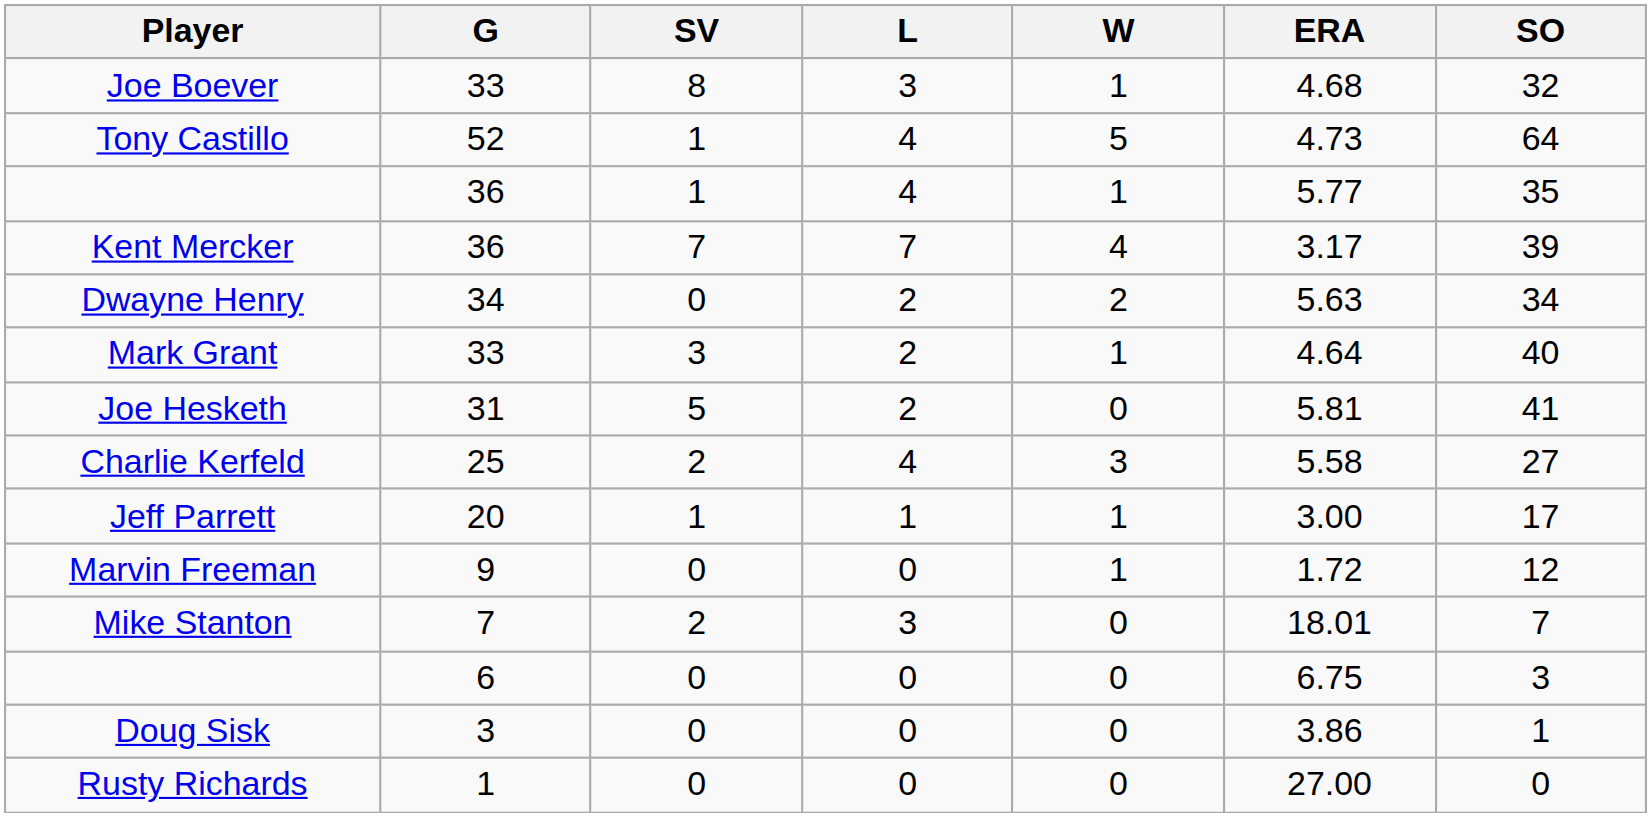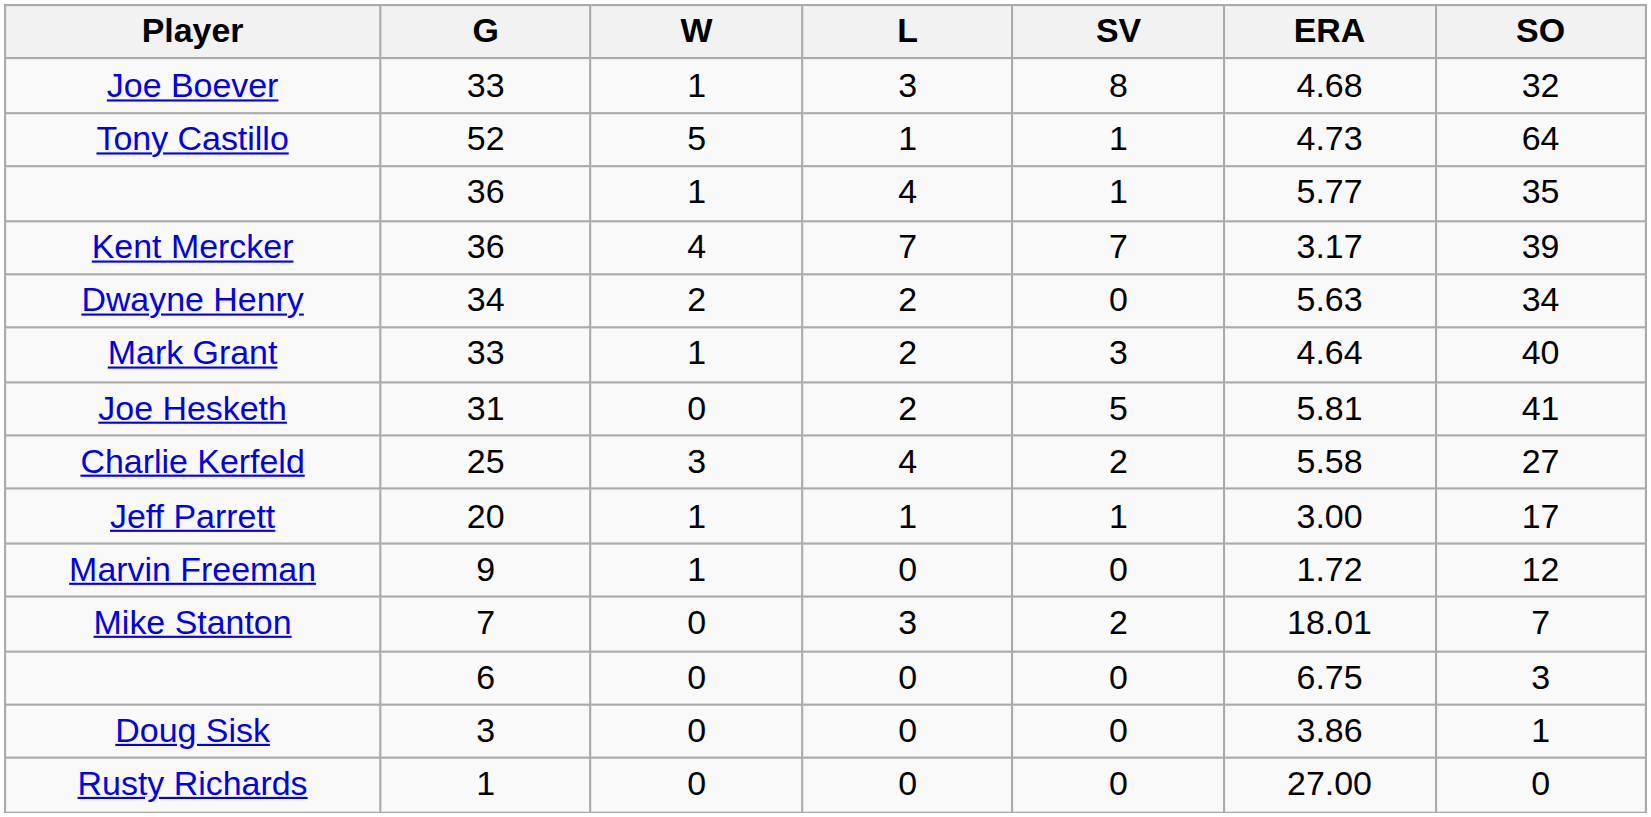columns swapped: (1119, 31) <-> (697, 31)
(908, 138) 4 -> (908, 138) 1
